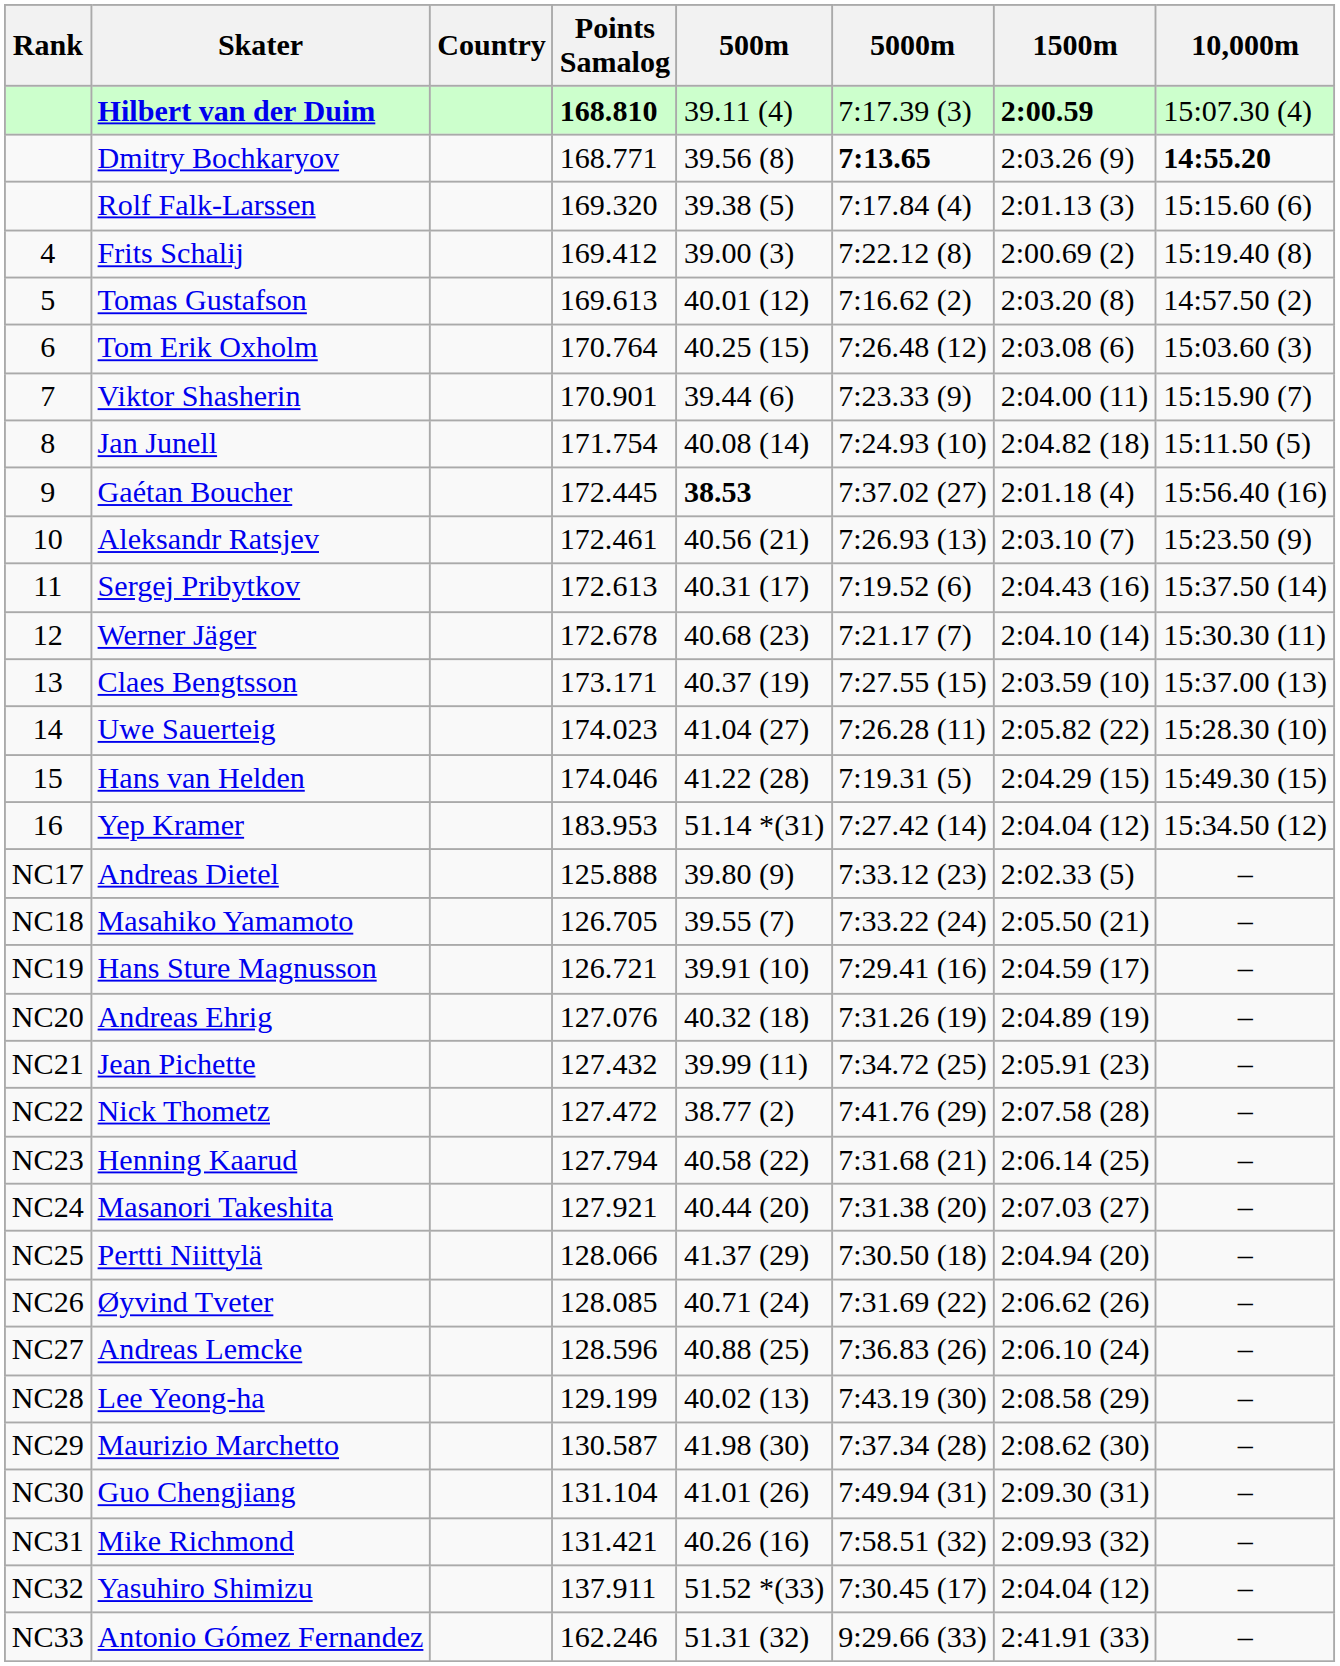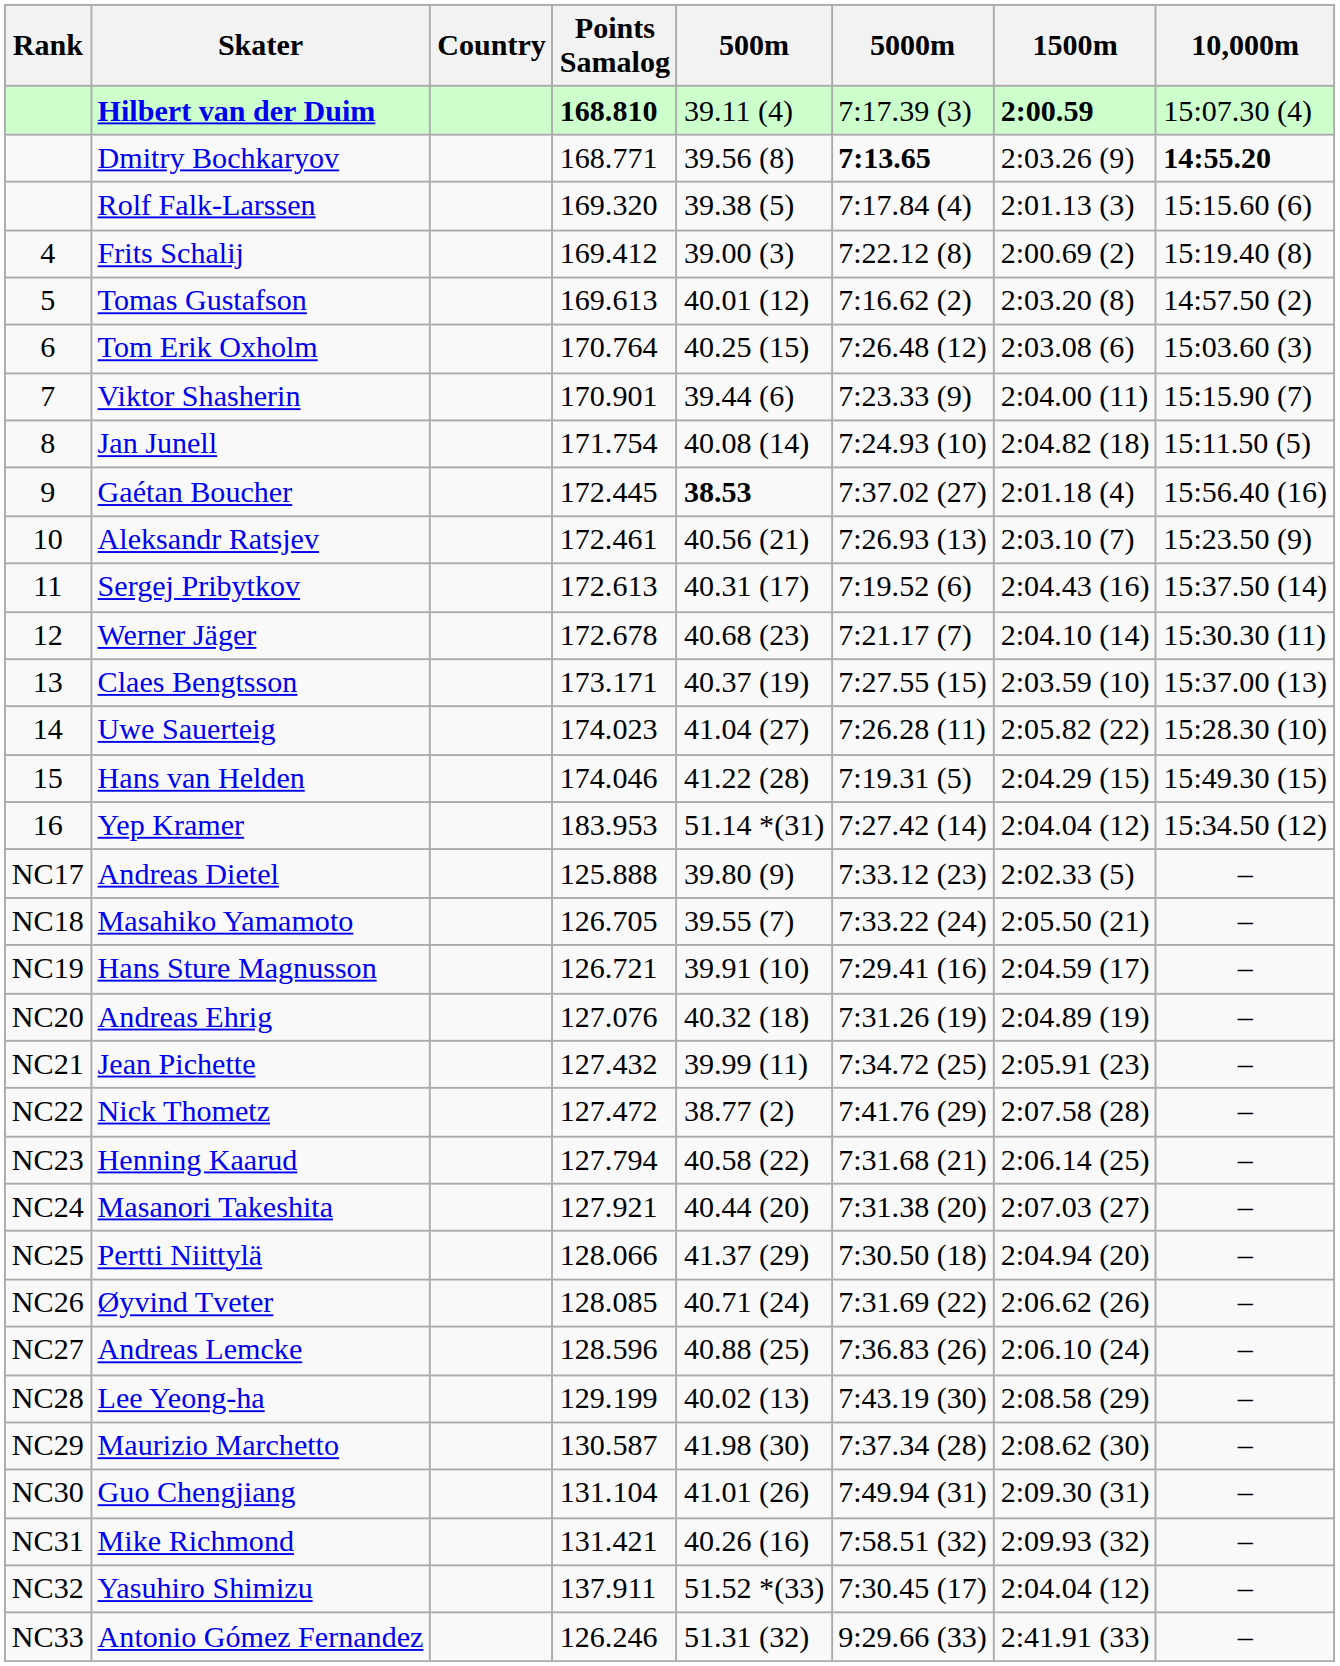(609, 1636) 162.246 -> (609, 1636) 126.246
